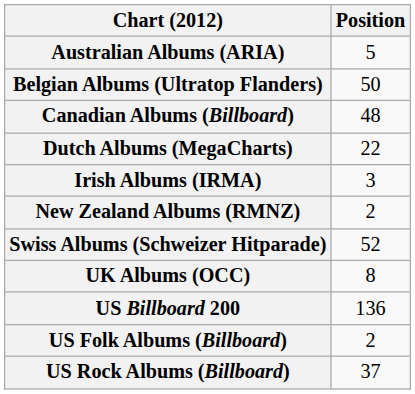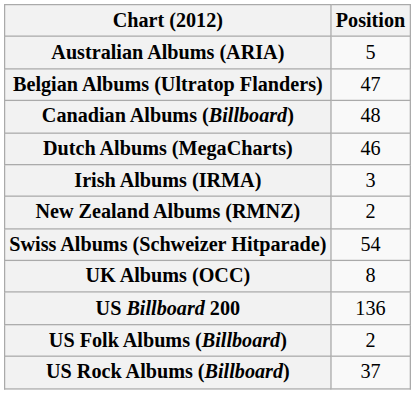(370, 84) 50 -> (370, 84) 47
(370, 148) 22 -> (370, 148) 46
(370, 244) 52 -> (370, 244) 54
